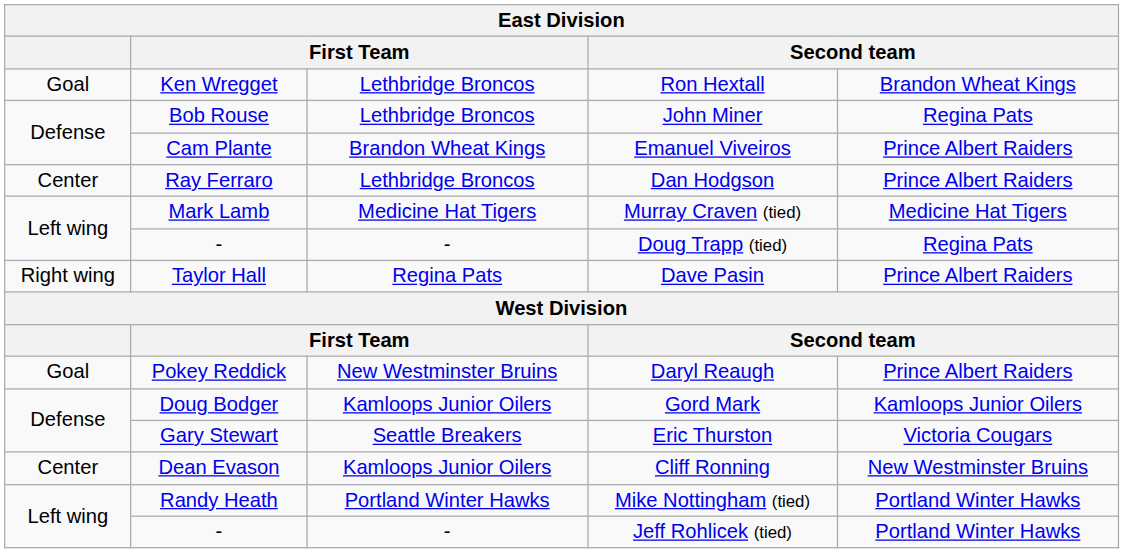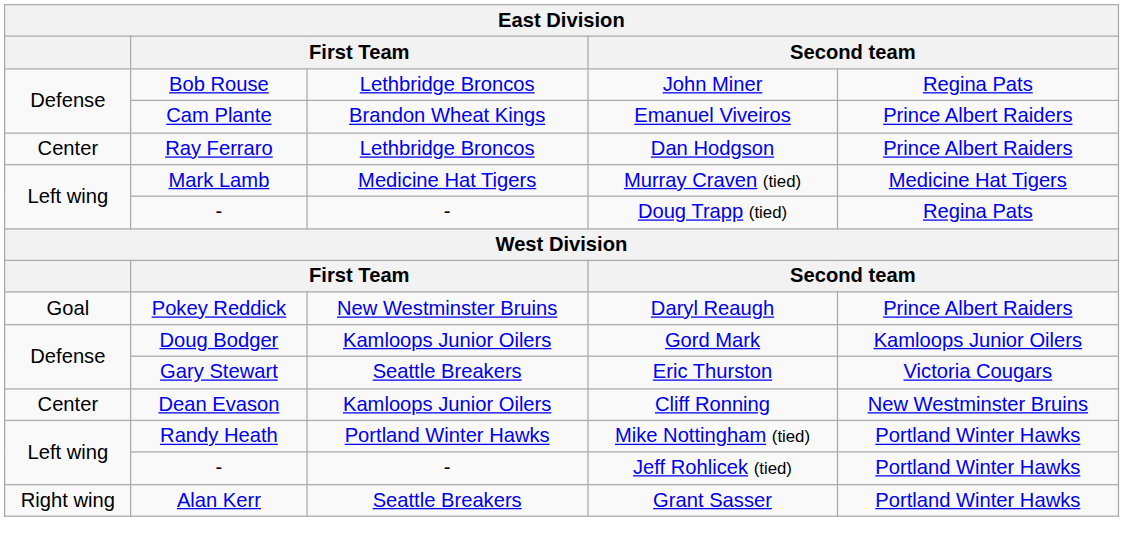- row: (713, 84)
- row: (713, 276)
+ row: (713, 500)
